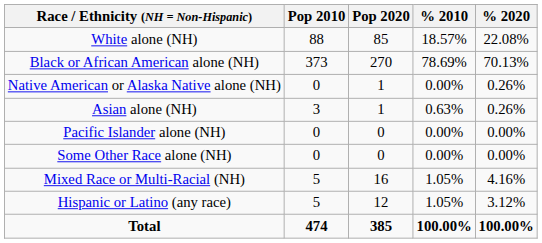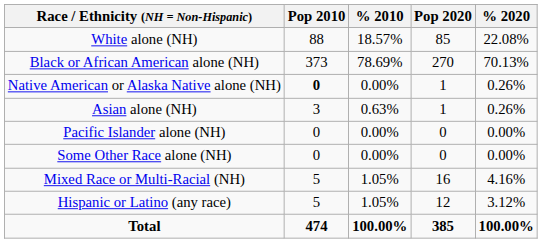columns swapped: (381, 16) <-> (444, 16)
(317, 86) normal -> (317, 86) bold
